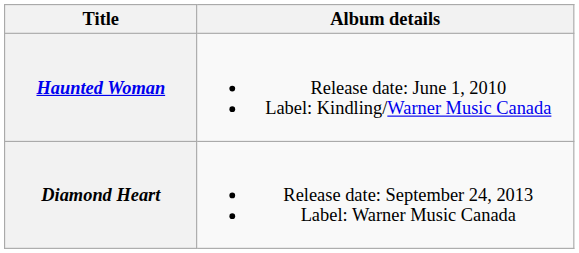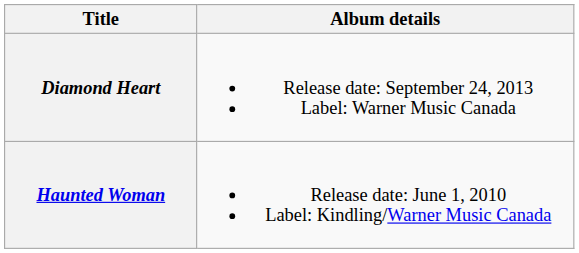rows swapped: (101, 87) <-> (101, 194)
